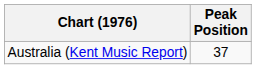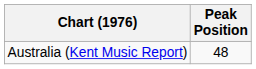(221, 52) 37 -> (221, 52) 48
